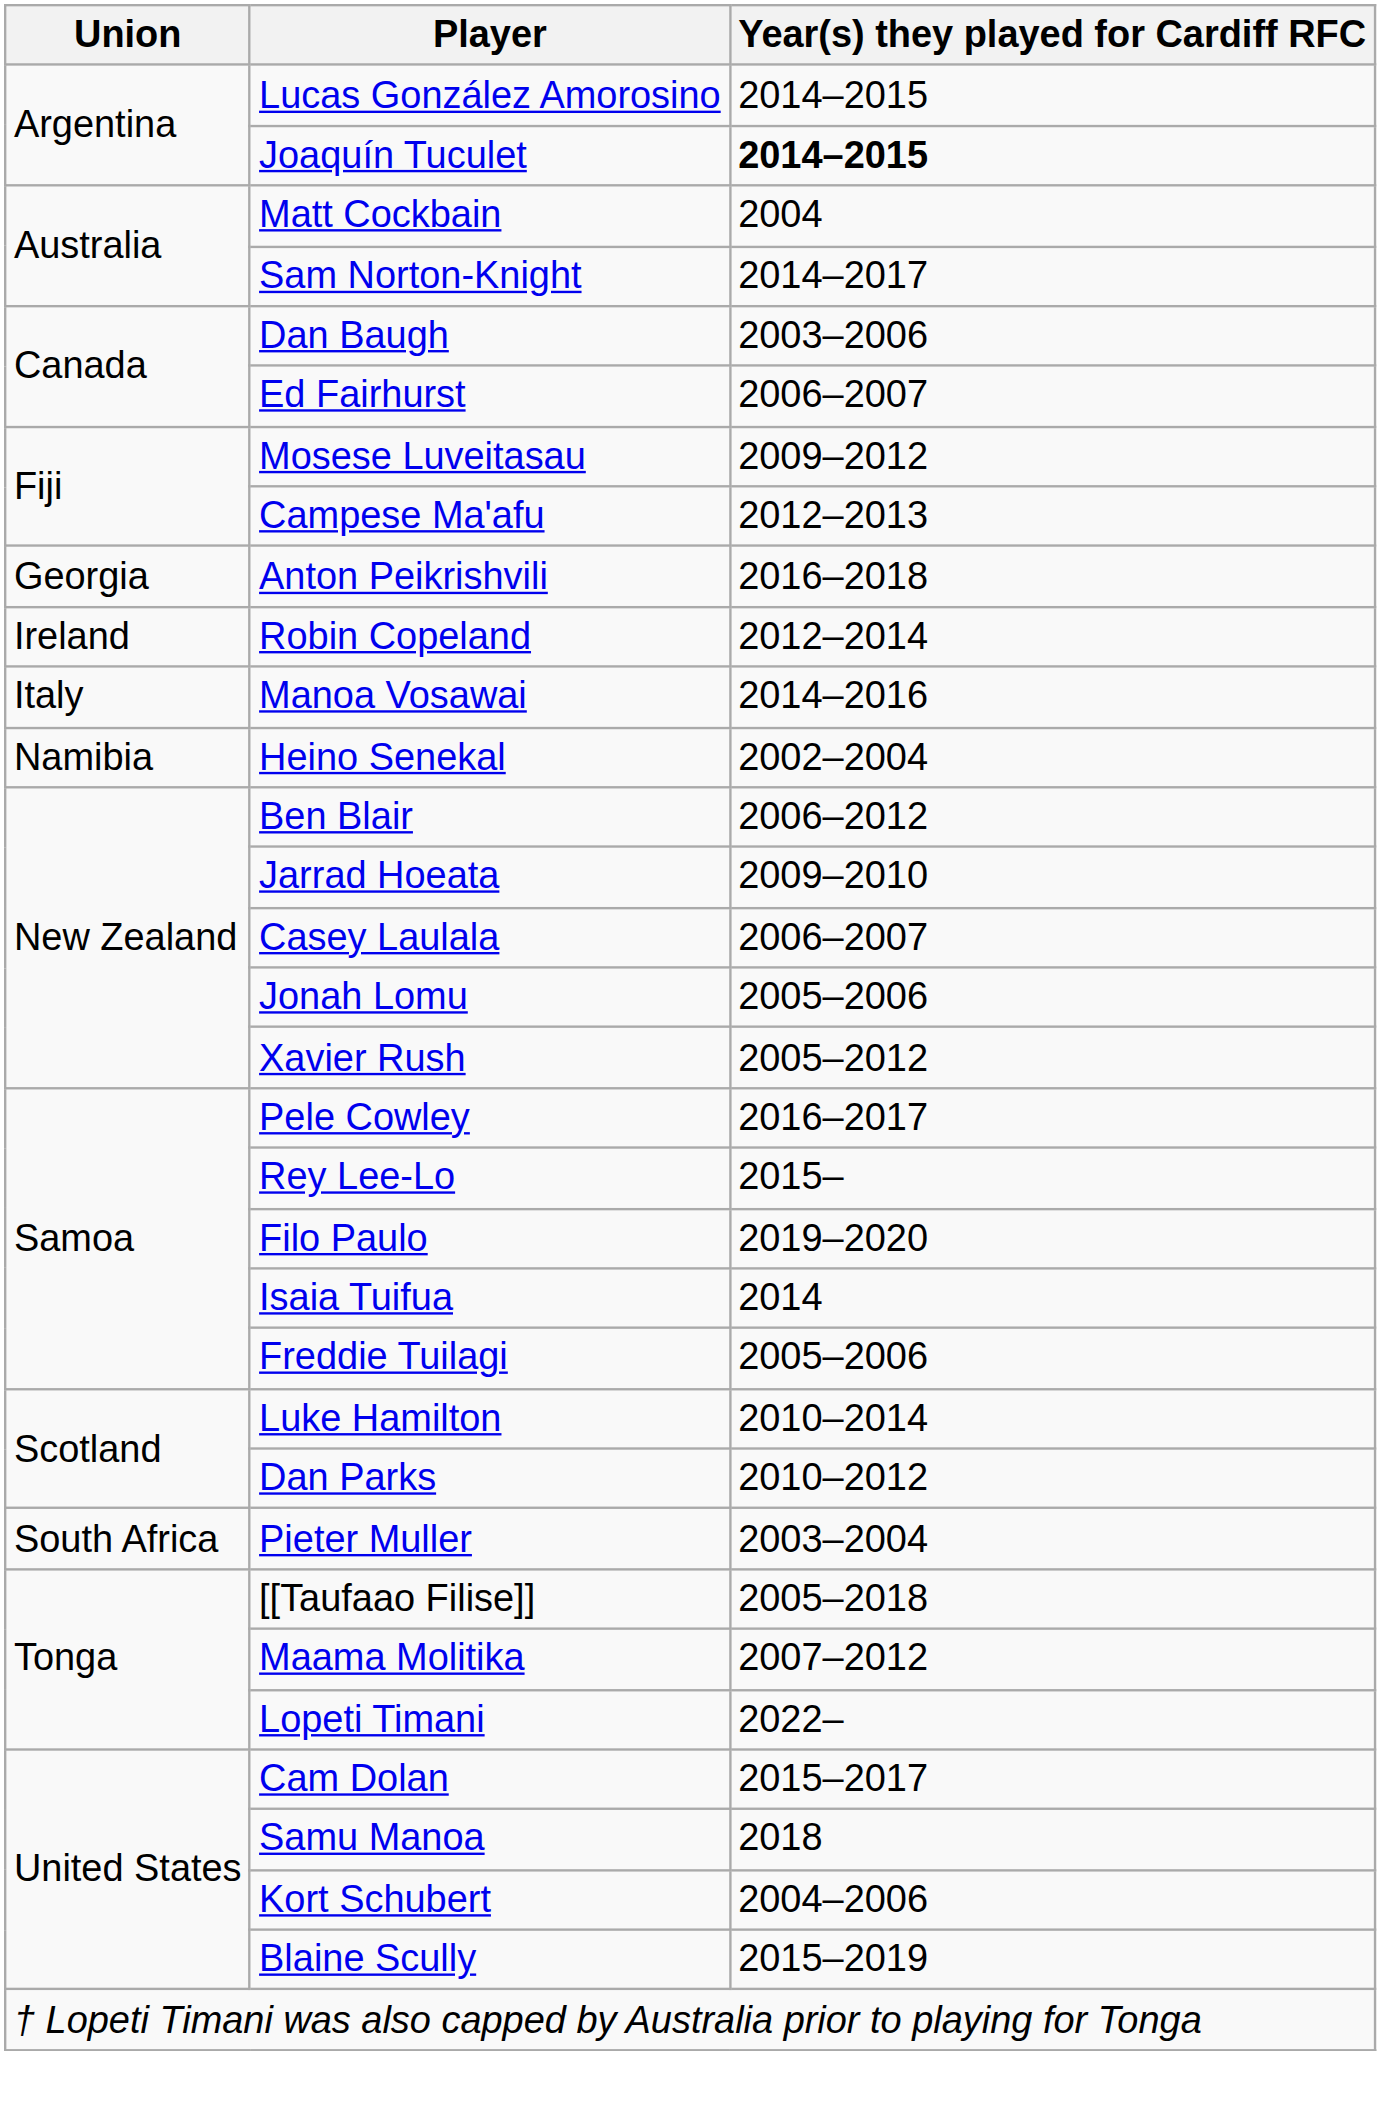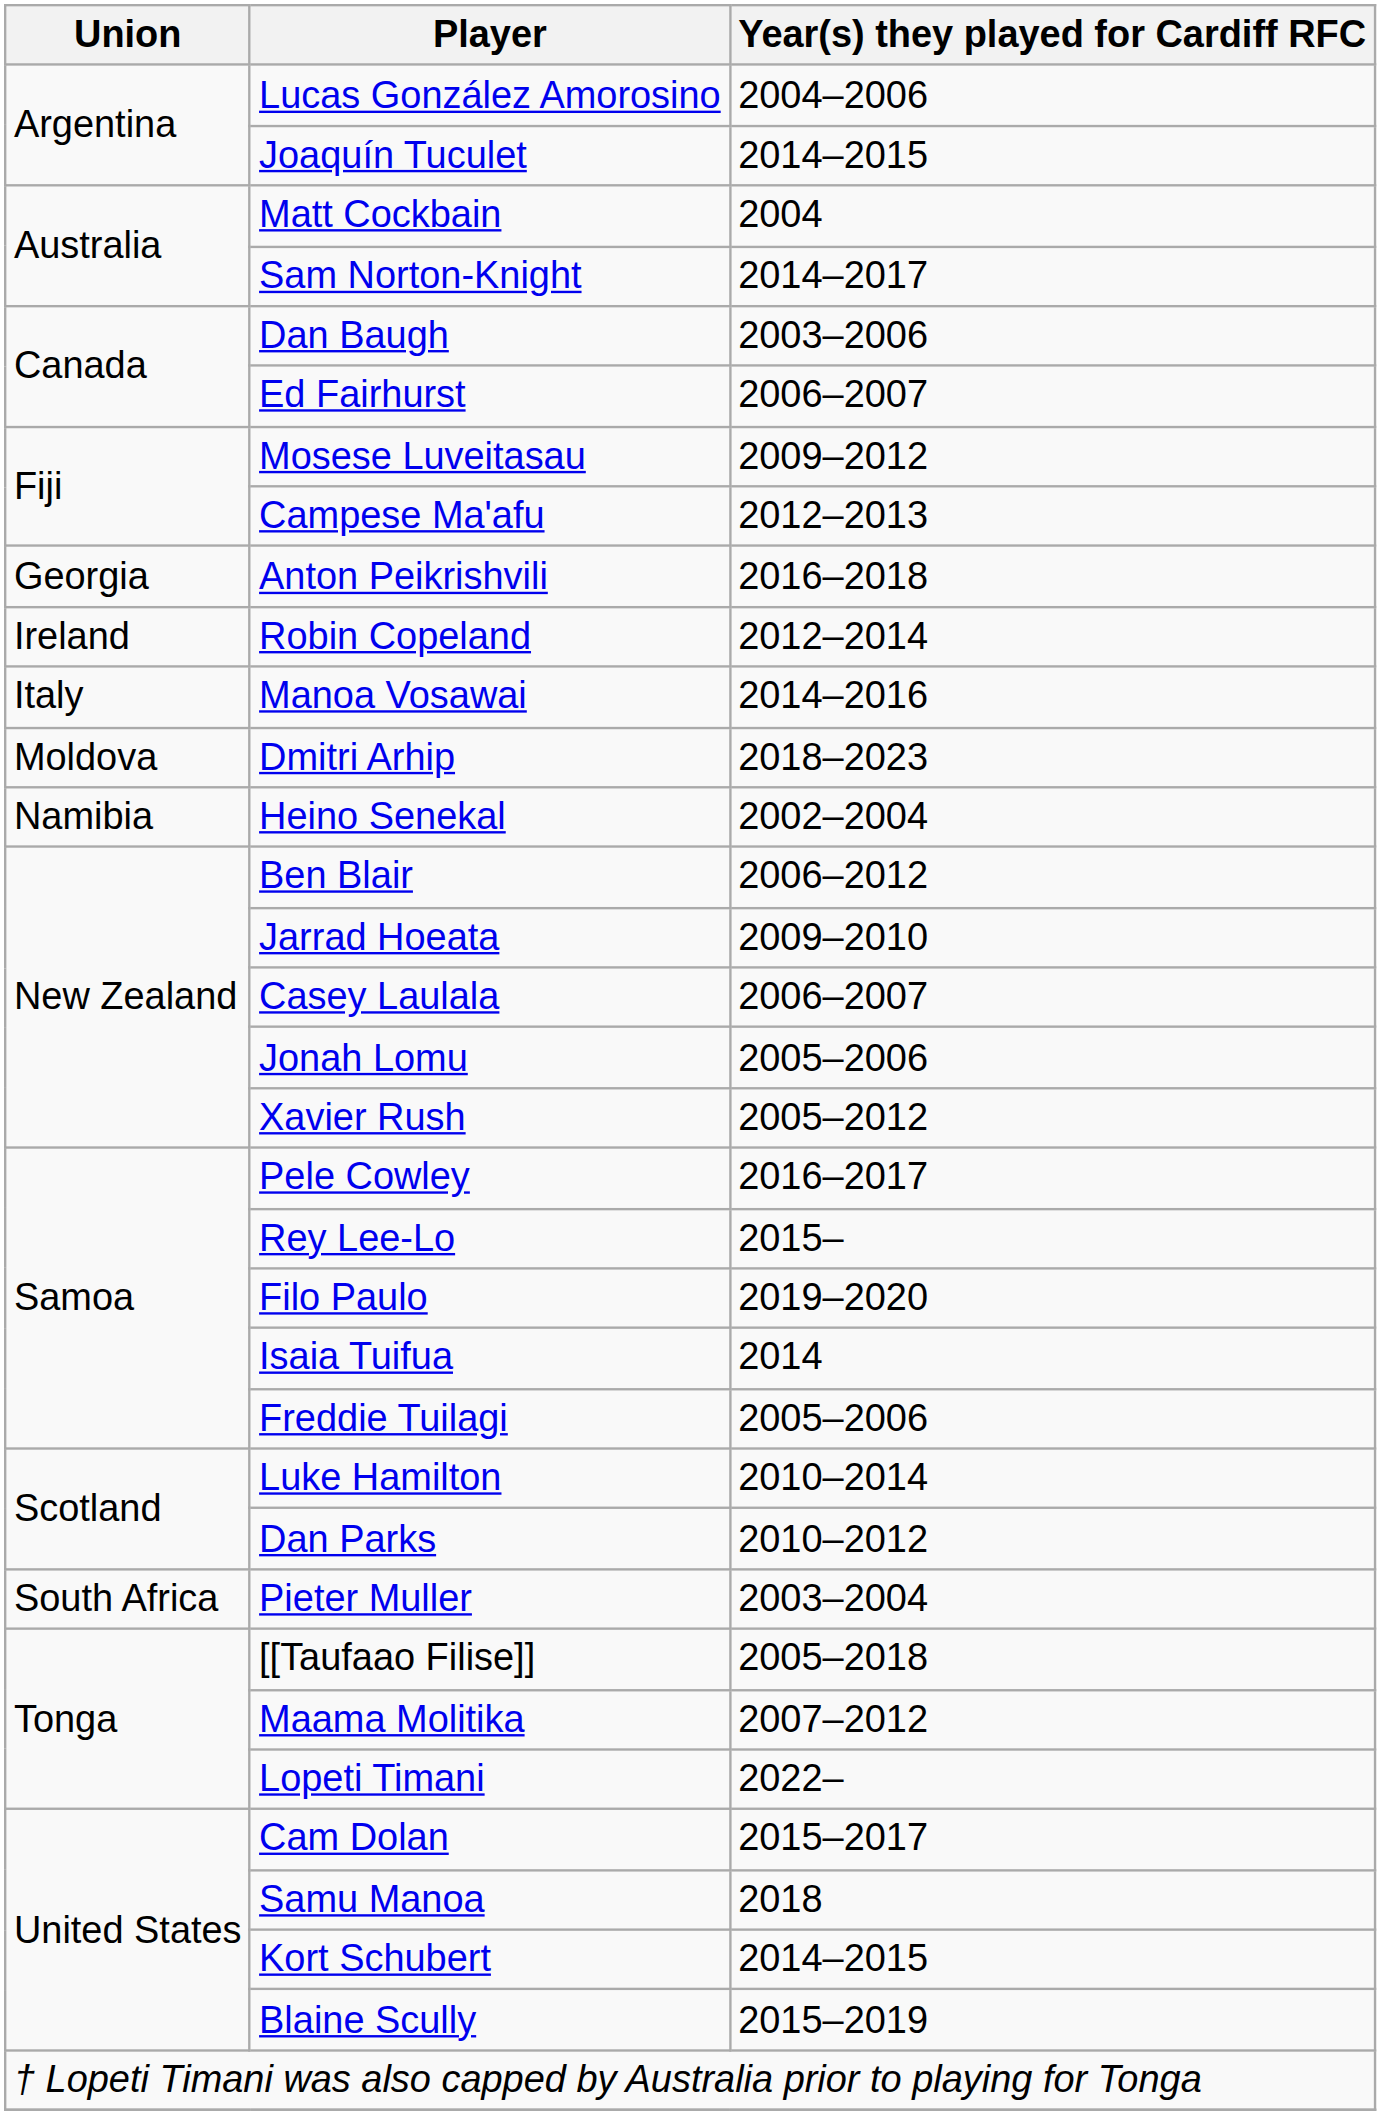(833, 94) 2014–2015 -> (833, 94) 2004–2006
(833, 154) bold -> (833, 154) normal
+ row: (357, 756)
(833, 1898) 2004–2006 -> (833, 1959) 2014–2015
